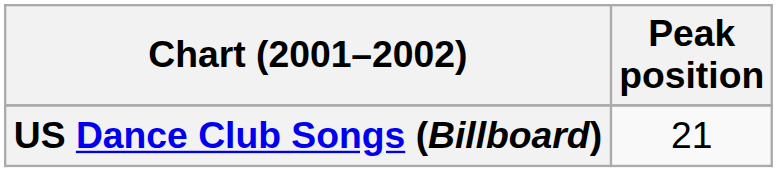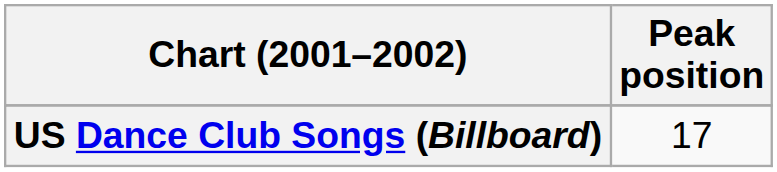(692, 135) 21 -> (692, 135) 17
